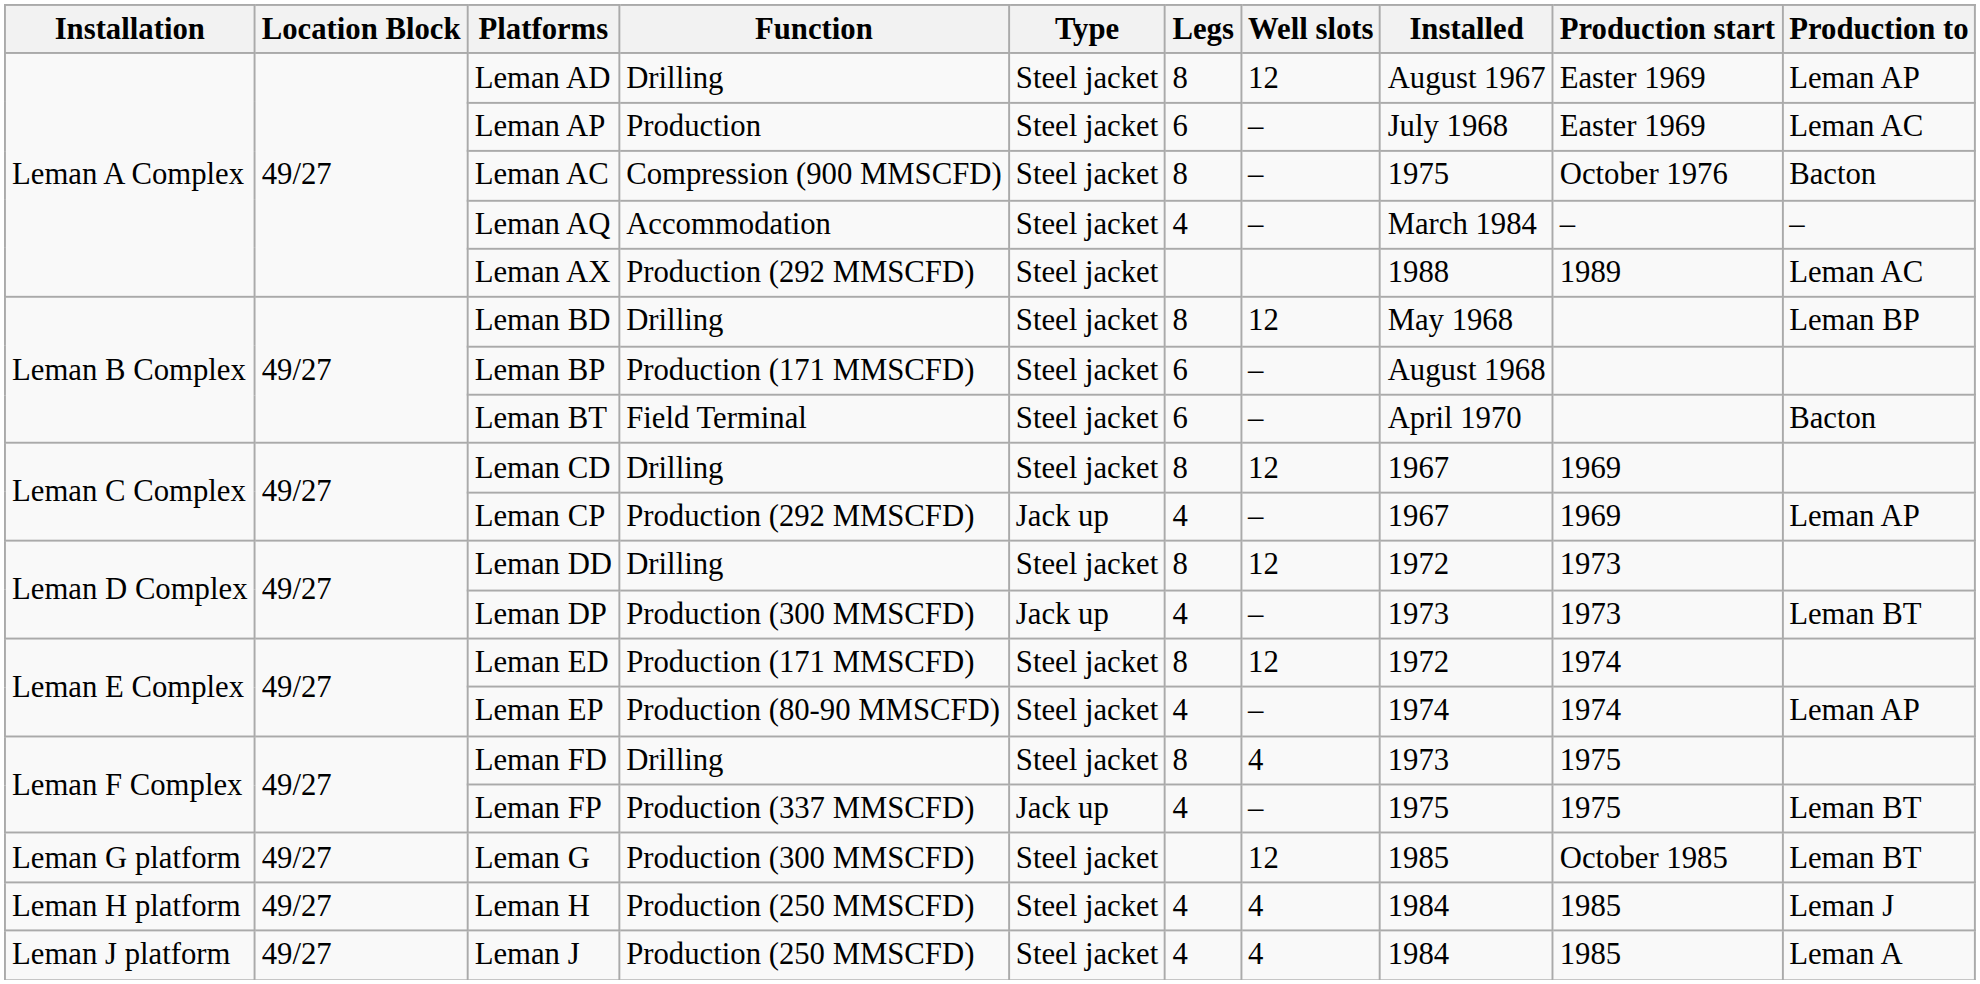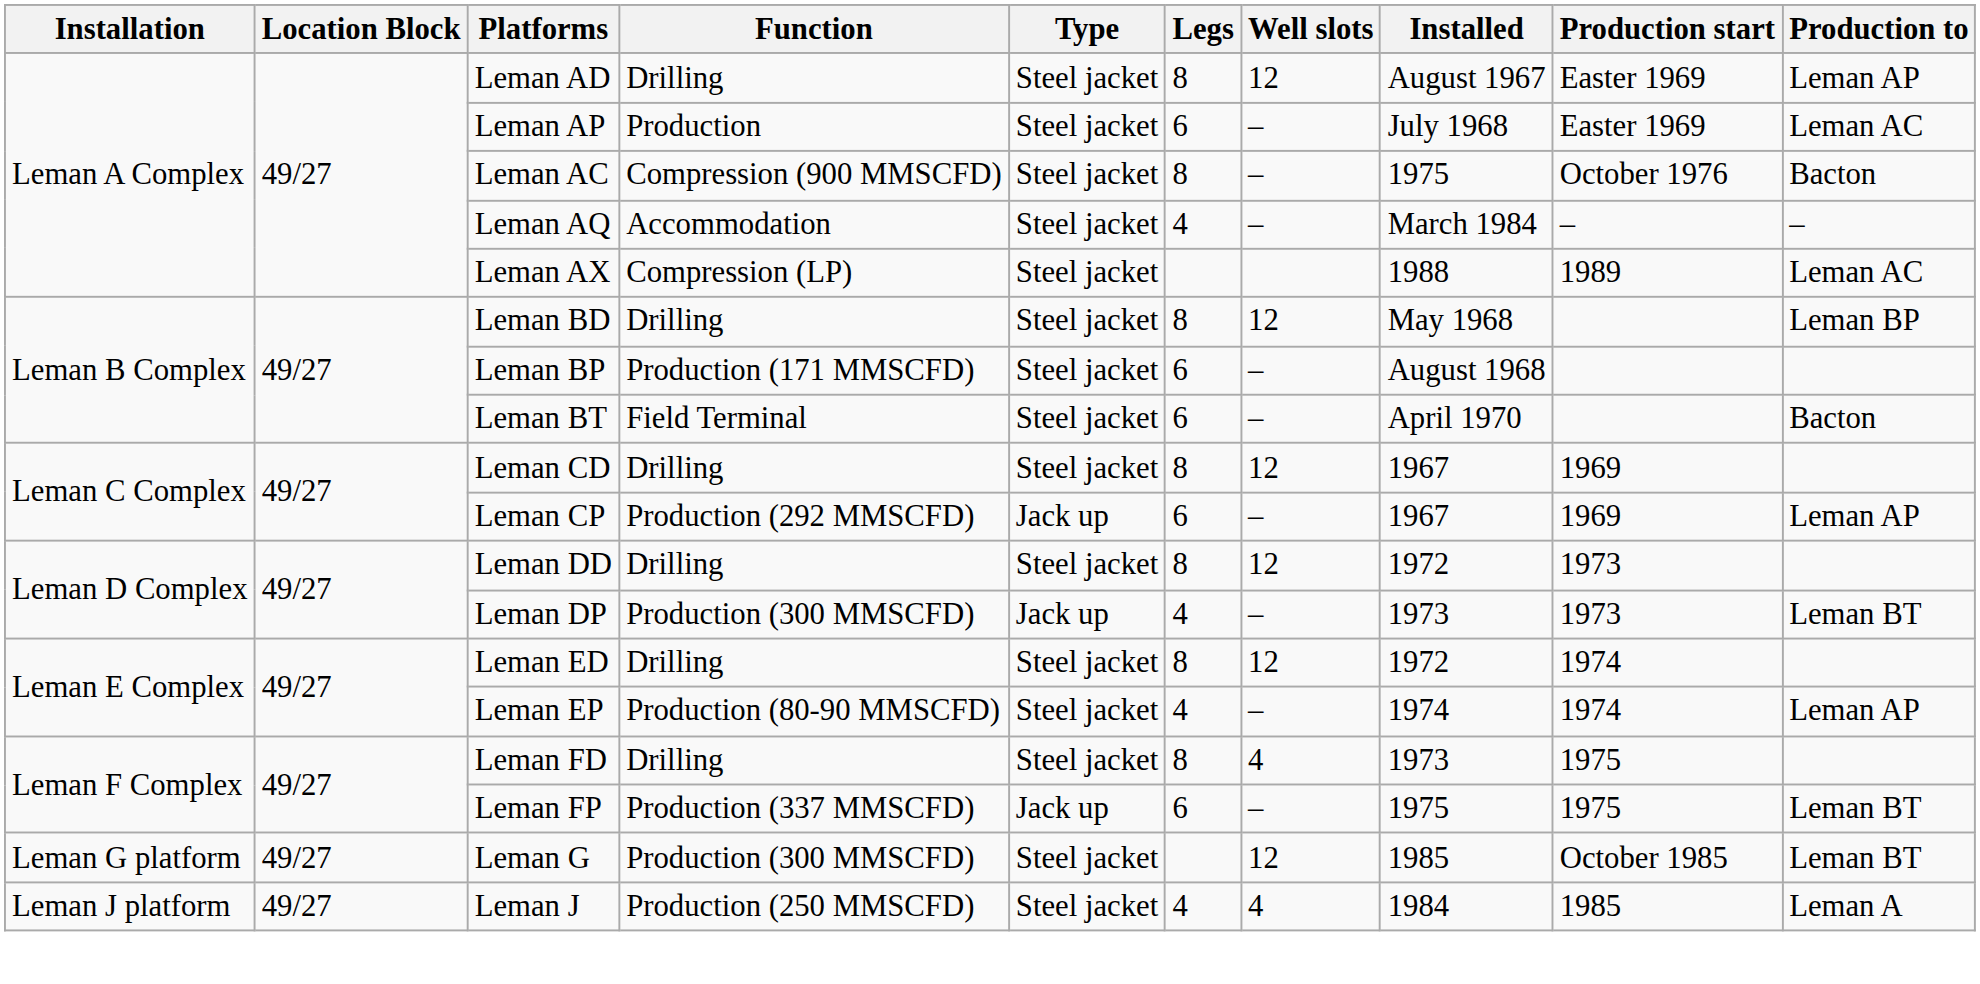(800, 272) Production (292 MMSCFD) -> (739, 272) Compression (LP)
(1180, 516) 4 -> (1180, 516) 6
(800, 662) Production (171 MMSCFD) -> (675, 662) Drilling
(1180, 808) 4 -> (1180, 808) 6
- row: (532, 905)
